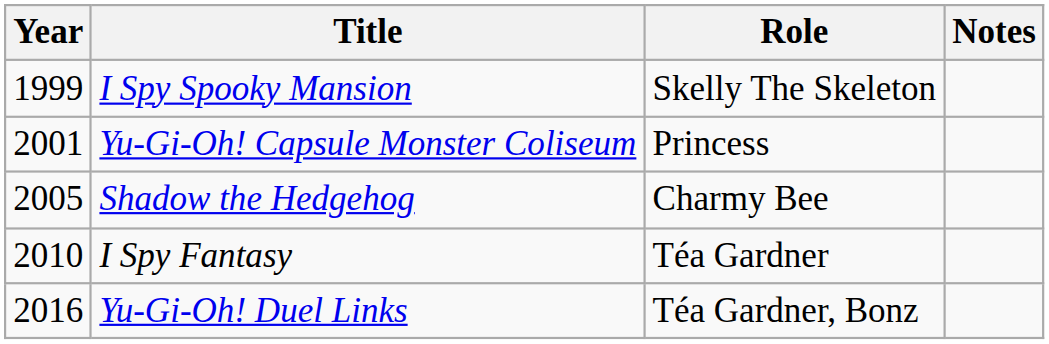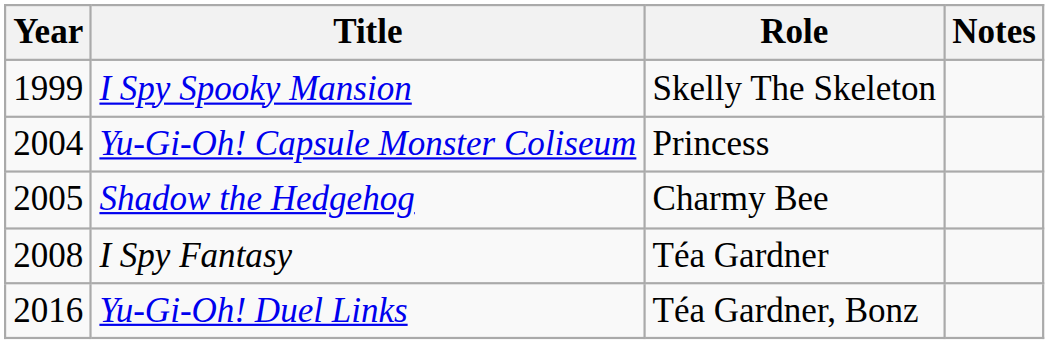(48, 143) 2001 -> (48, 143) 2004
(48, 254) 2010 -> (48, 254) 2008
